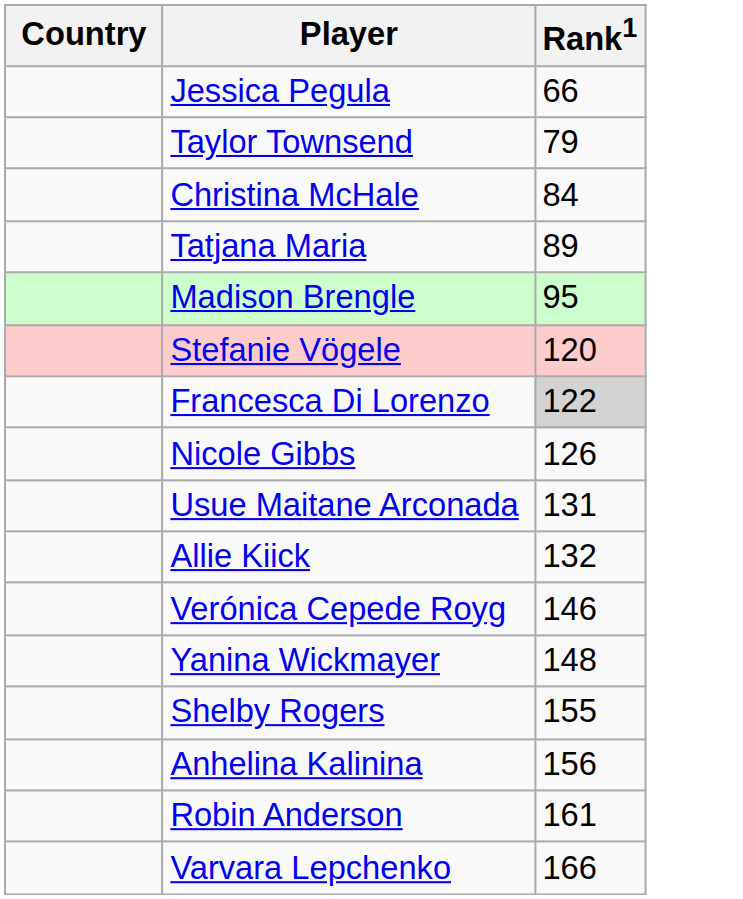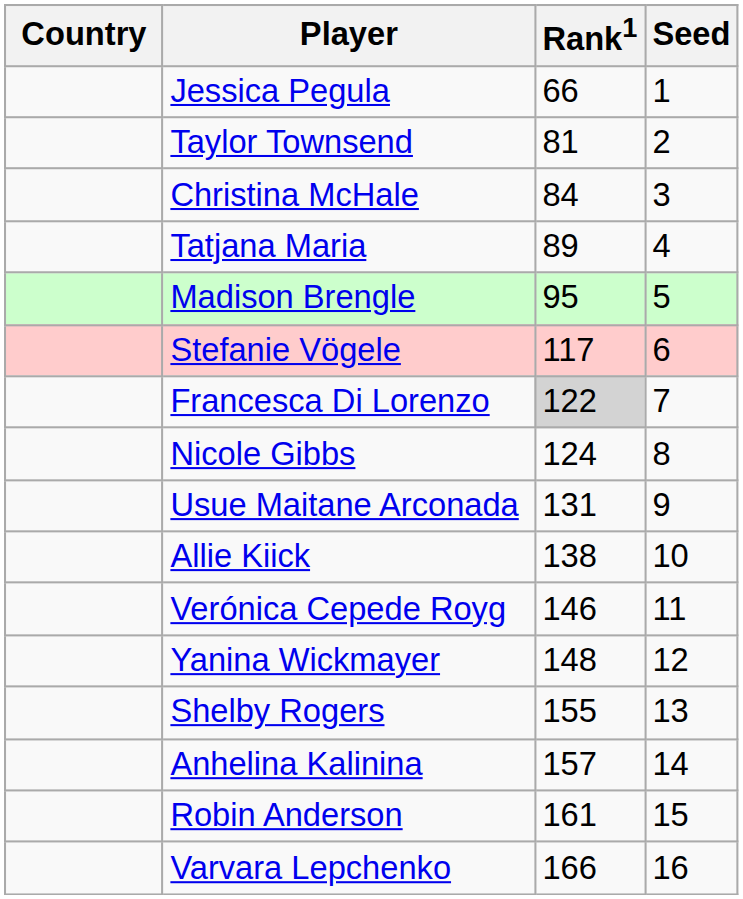+ column: (691, 34)
(561, 142) 79 -> (561, 142) 81
(570, 349) 120 -> (568, 349) 117
(570, 453) 126 -> (570, 453) 124
(570, 556) 132 -> (570, 556) 138
(570, 763) 156 -> (570, 763) 157
